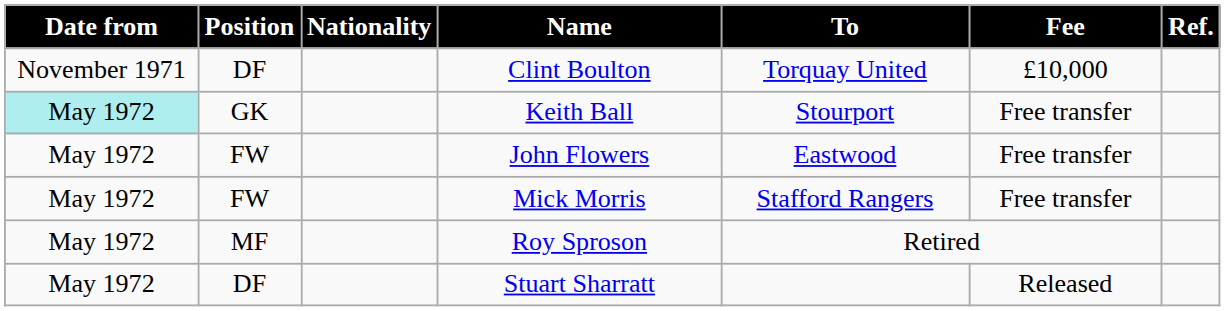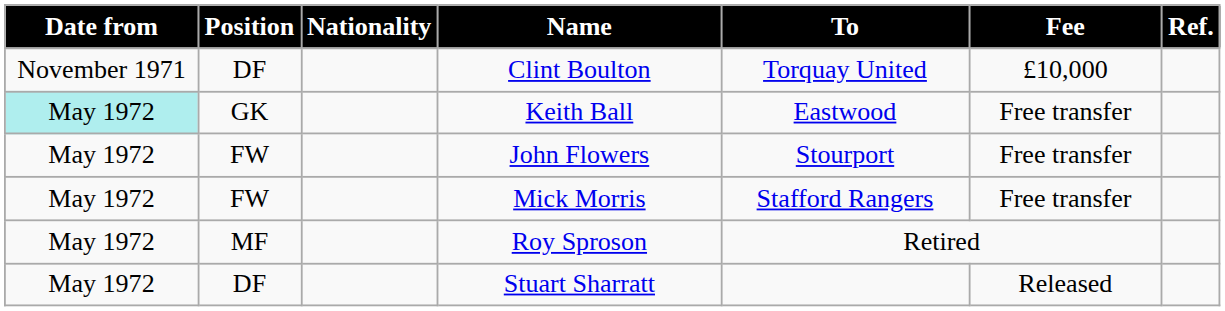(845, 112) Stourport -> (845, 112) Eastwood
(845, 155) Eastwood -> (845, 155) Stourport
